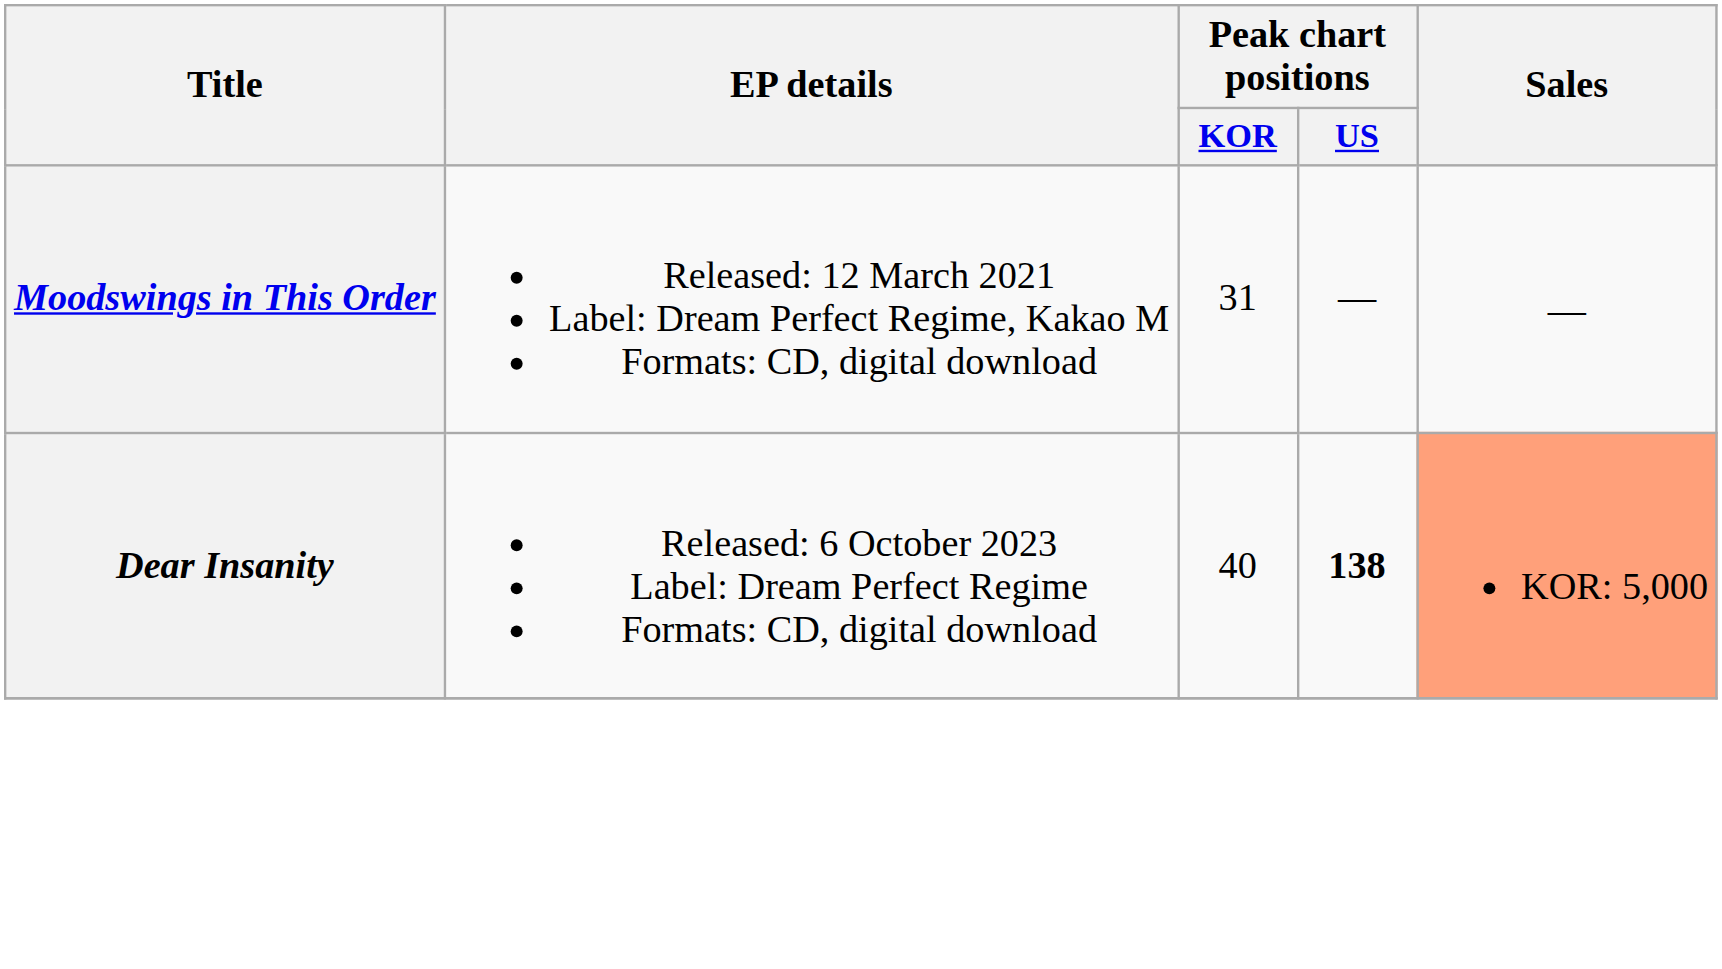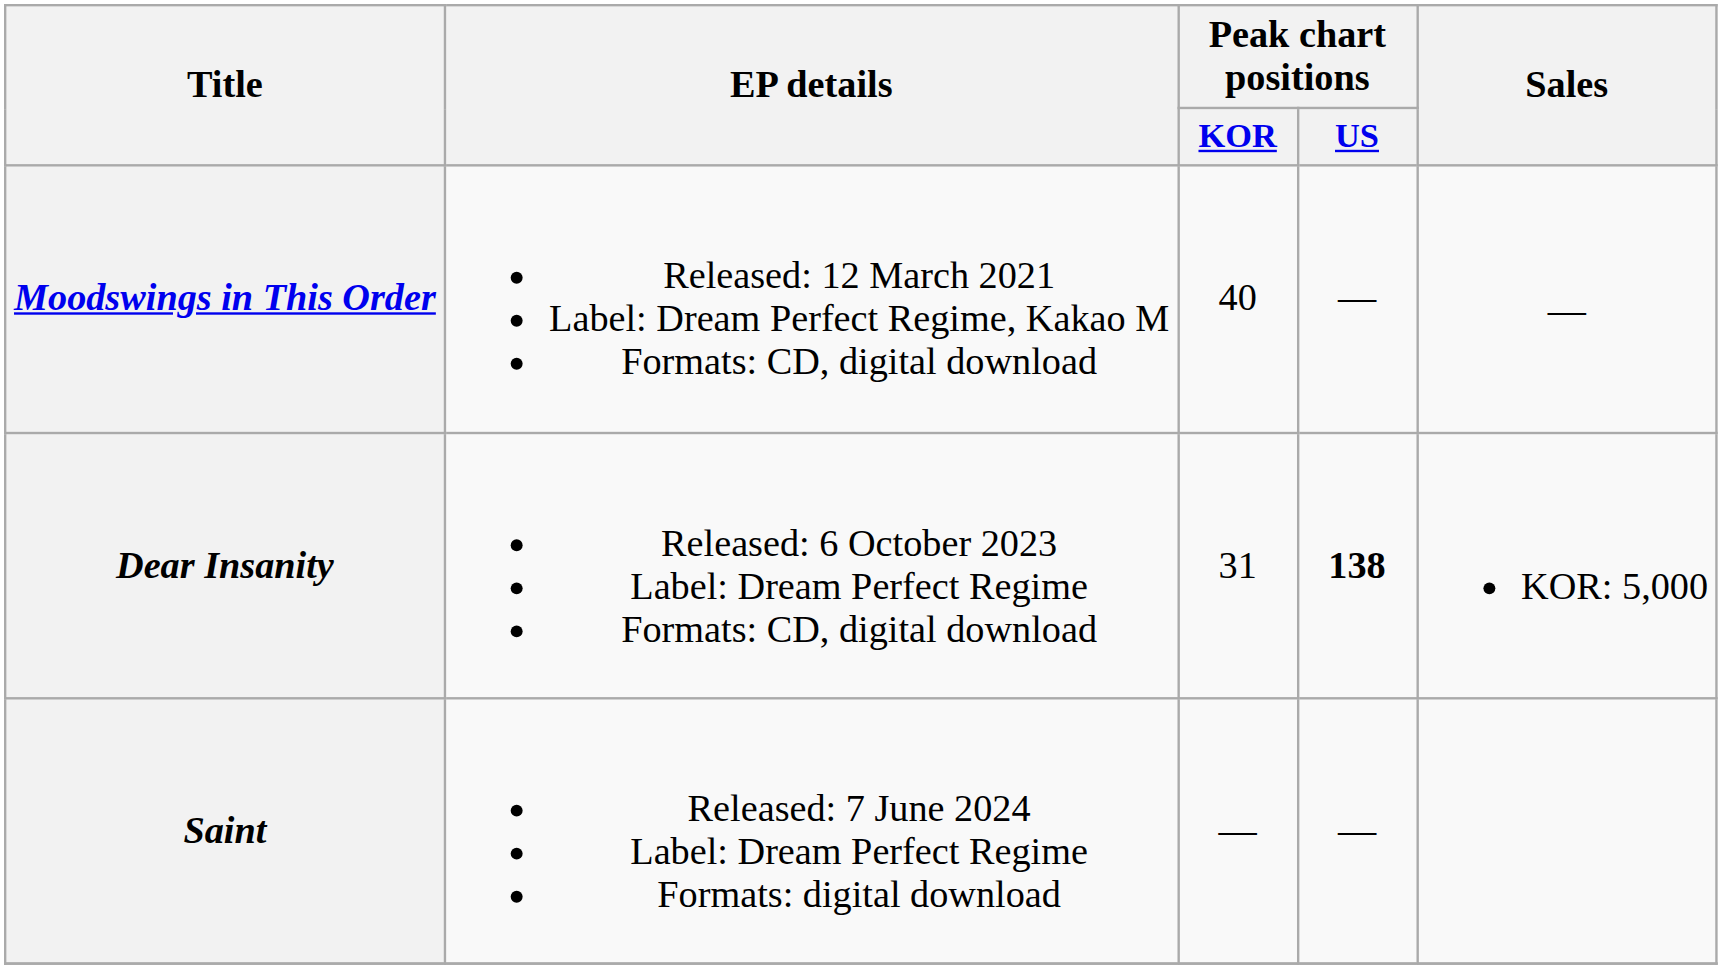(1238, 298) 31 -> (1238, 298) 40
(1238, 564) 40 -> (1238, 564) 31
(1567, 586) lightsalmon background -> (1567, 586) no background
+ row: (225, 830)
